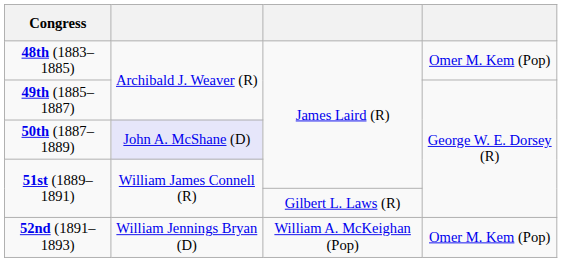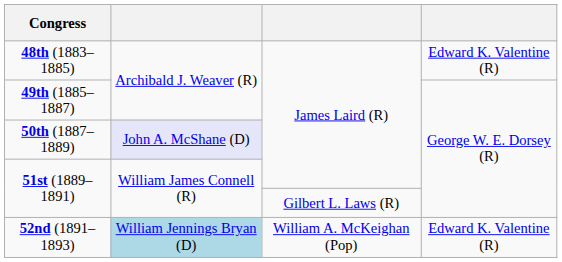(490, 60) Omer M. Kem (Pop) -> (489, 60) Edward K. Valentine (R)
(187, 237) no background -> (186, 237) lightblue background
(490, 237) Omer M. Kem (Pop) -> (489, 237) Edward K. Valentine (R)
